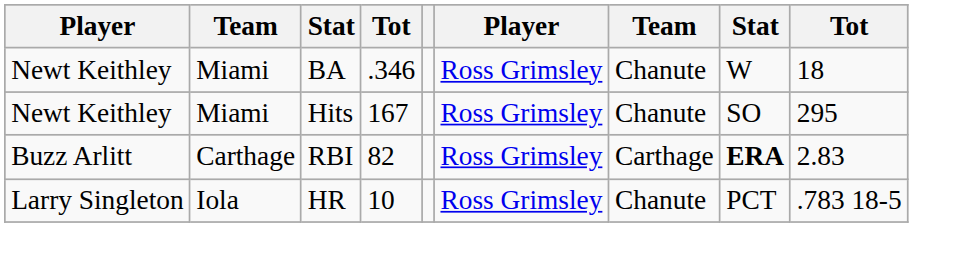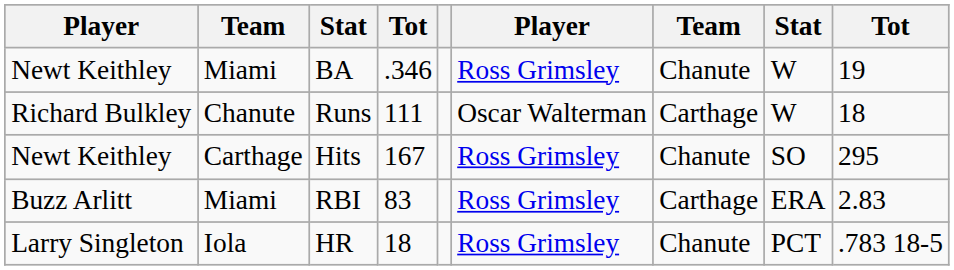(810, 69) 18 -> (852, 69) 19
+ row: (343, 112)
(233, 112) Miami -> (253, 156) Carthage
(246, 156) Carthage -> (240, 199) Miami
(381, 156) 82 -> (398, 199) 83
(755, 156) bold -> (798, 199) normal
(381, 199) 10 -> (398, 243) 18
